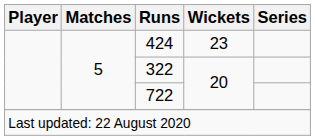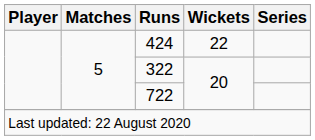(219, 43) 23 -> (219, 43) 22
